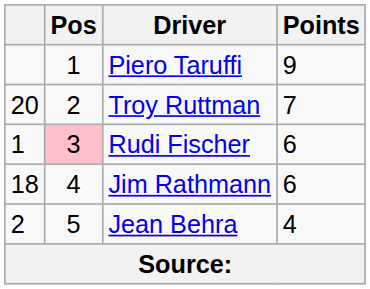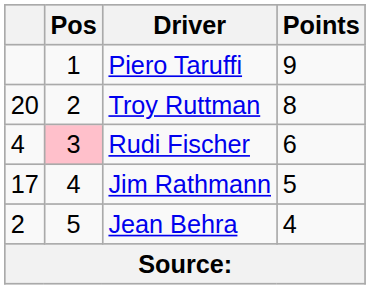(290, 105) 7 -> (290, 105) 8
(18, 145) 1 -> (18, 145) 4
(25, 185) 18 -> (25, 185) 17
(290, 185) 6 -> (290, 185) 5
